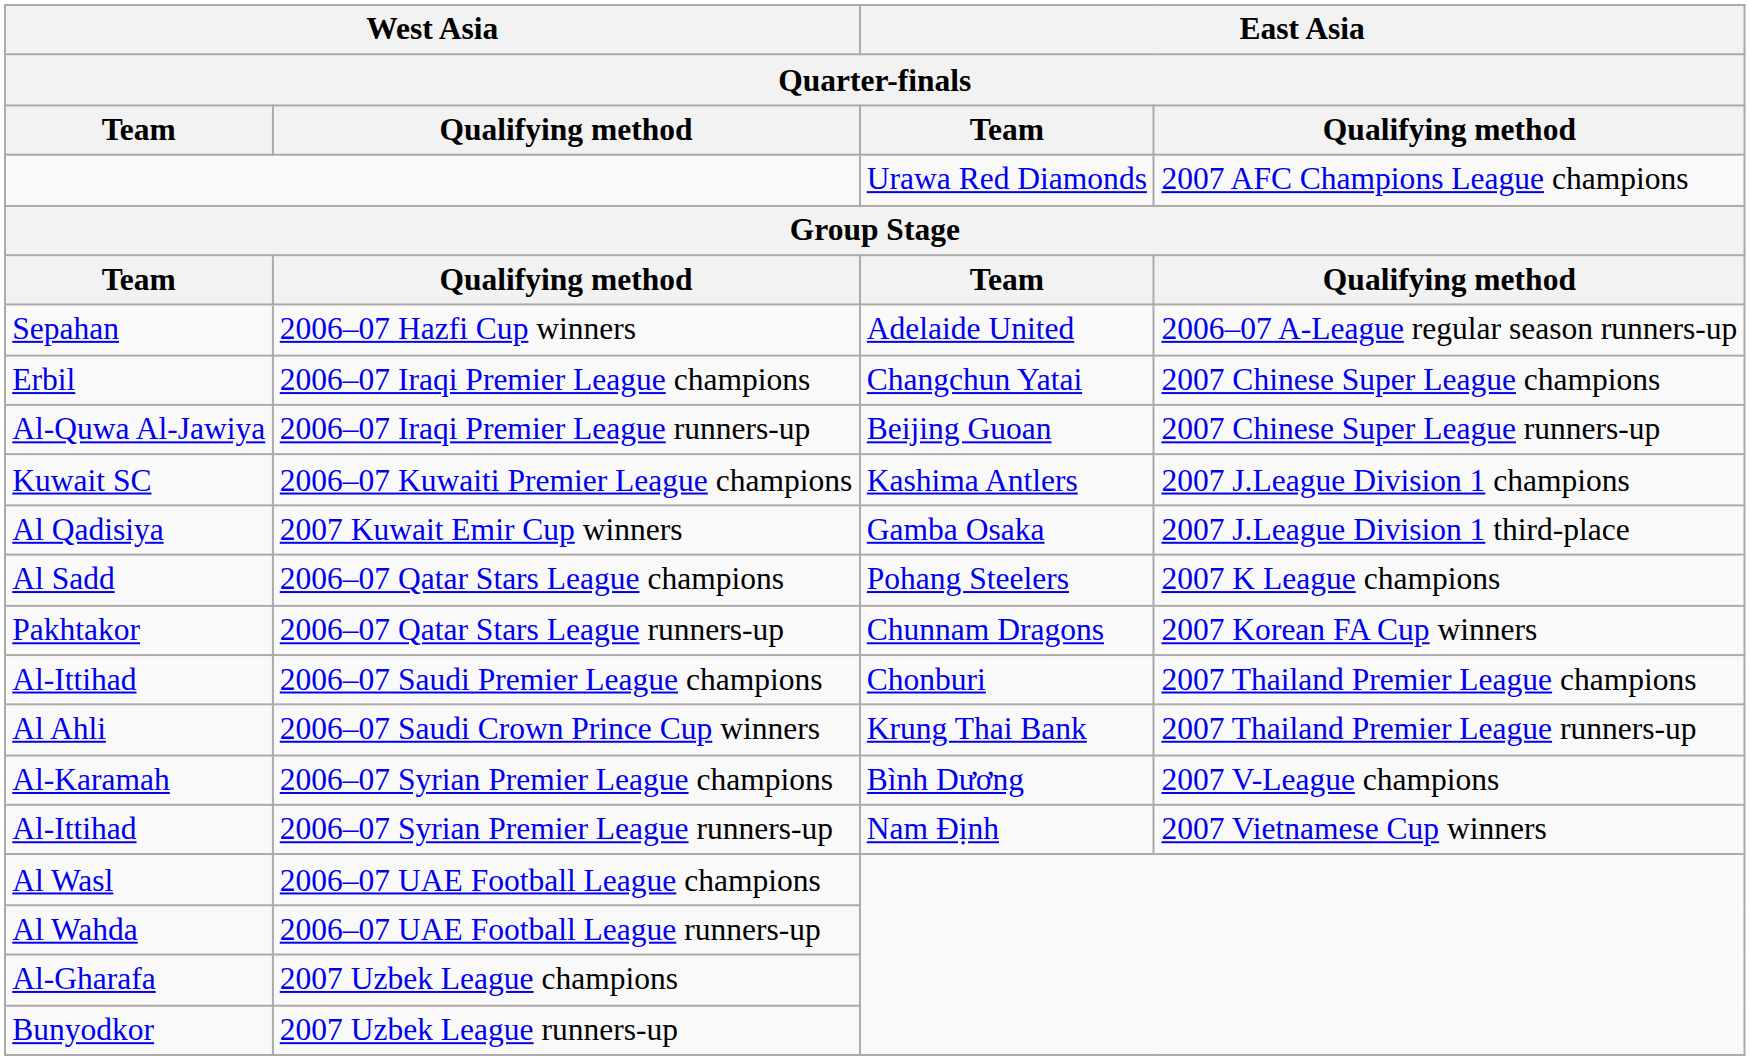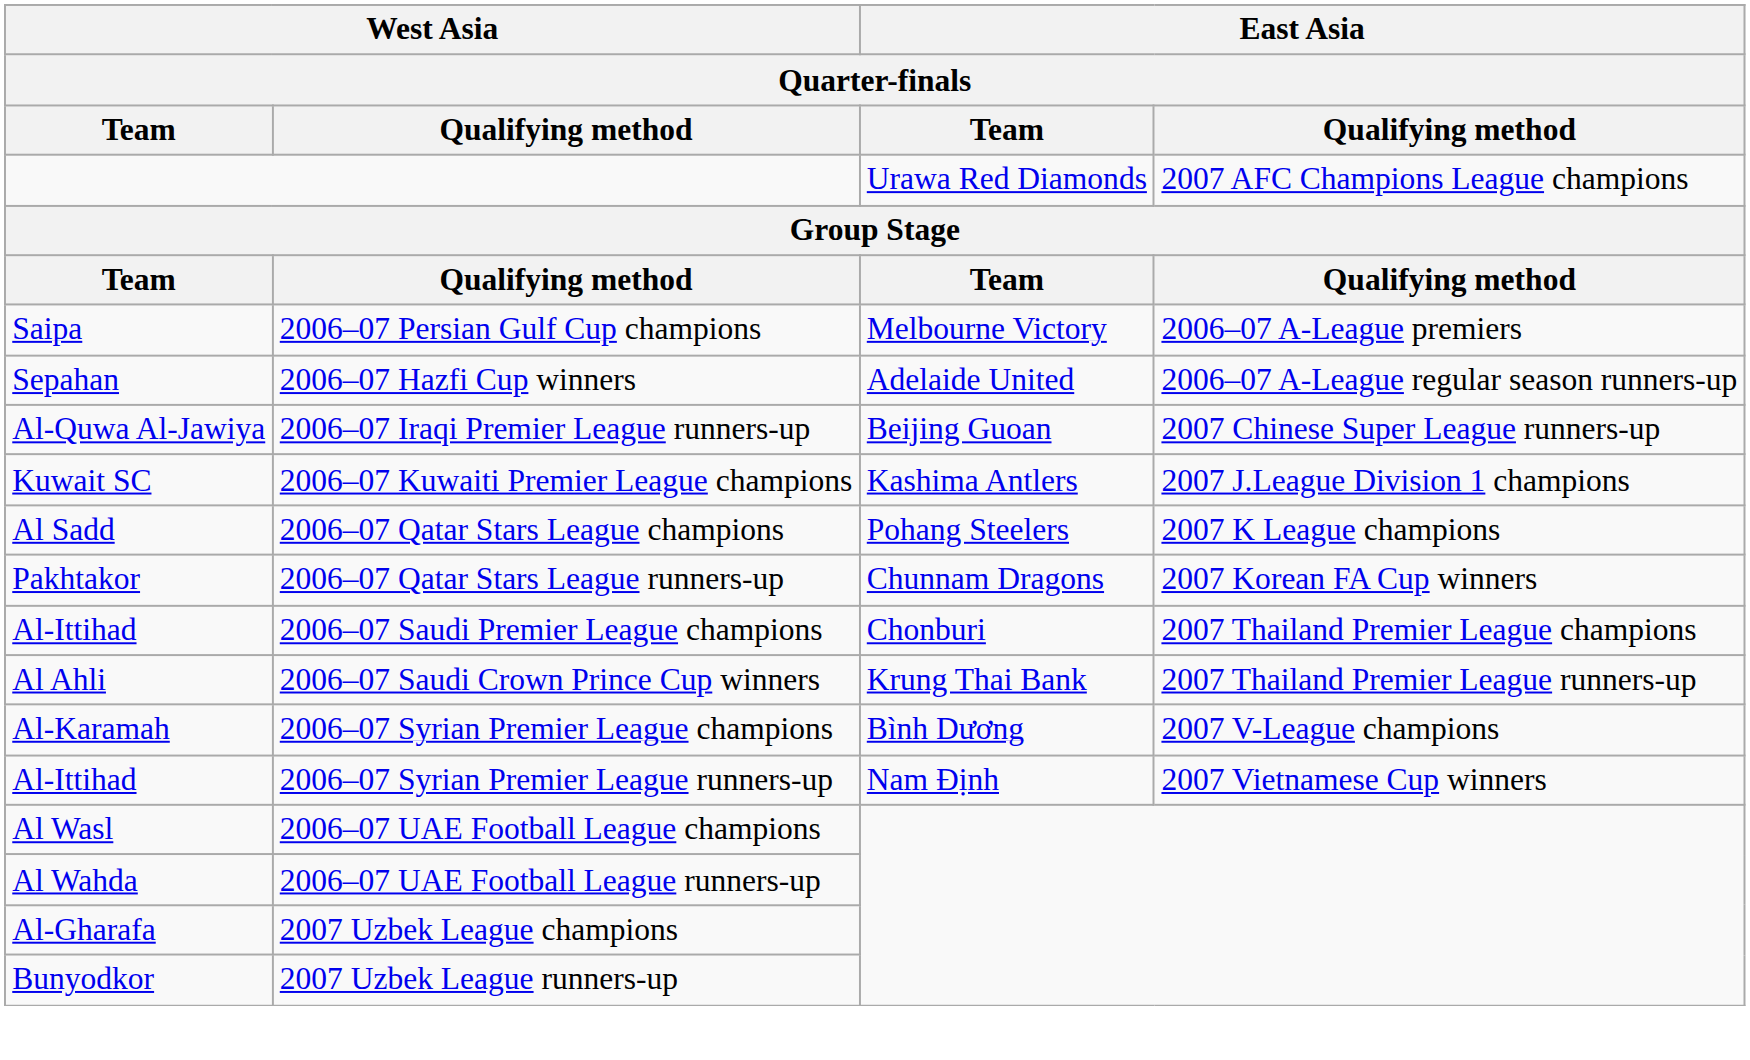+ row: (521, 329)
- row: (545, 379)
- row: (481, 529)
